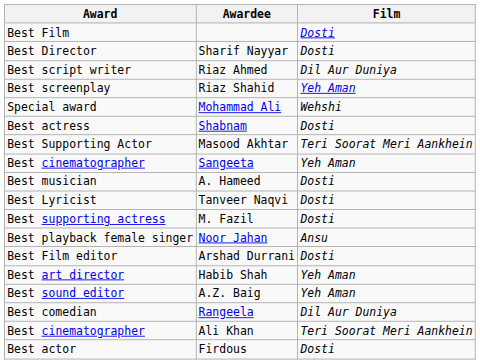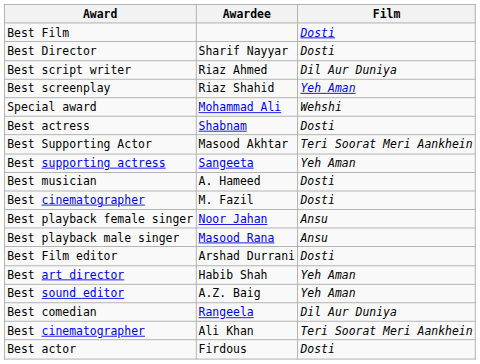(76, 163) Best cinematographer -> (86, 163) Best supporting actress
- row: (243, 200)
(86, 219) Best supporting actress -> (76, 200) Best cinematographer
+ row: (236, 238)
